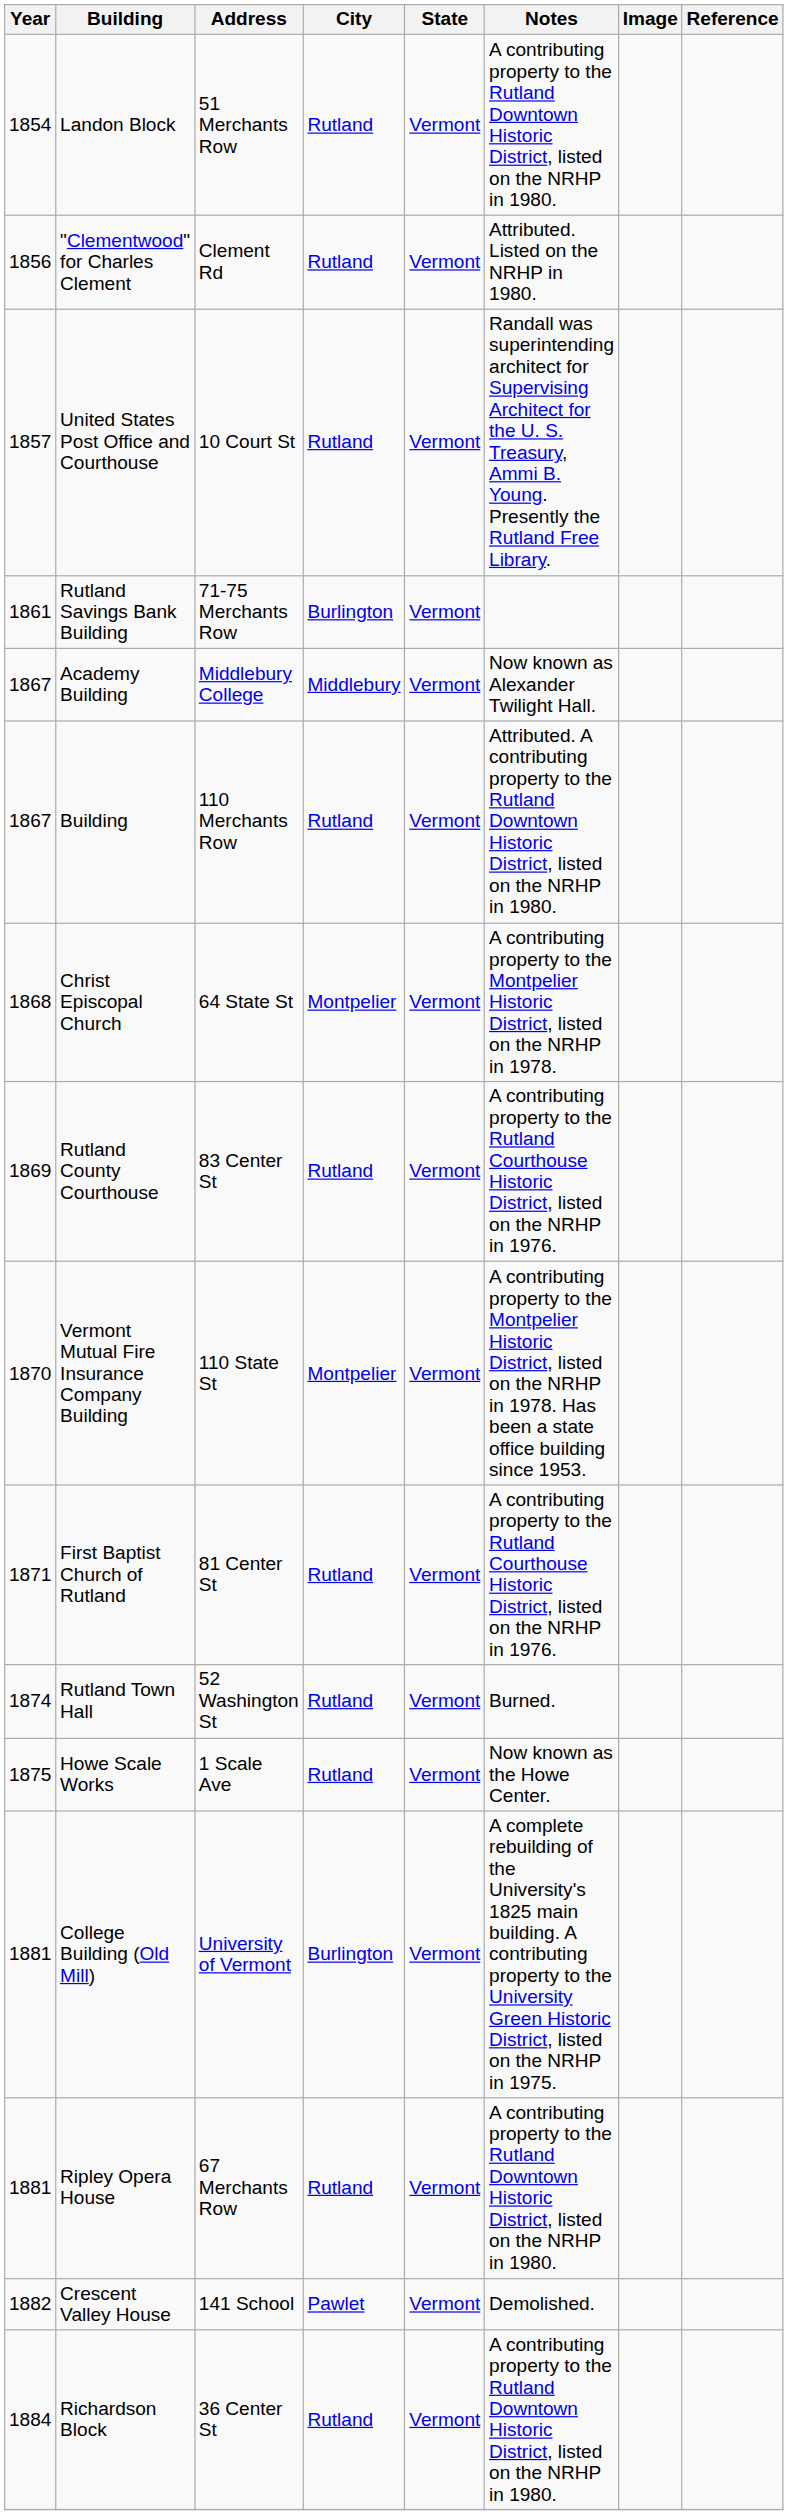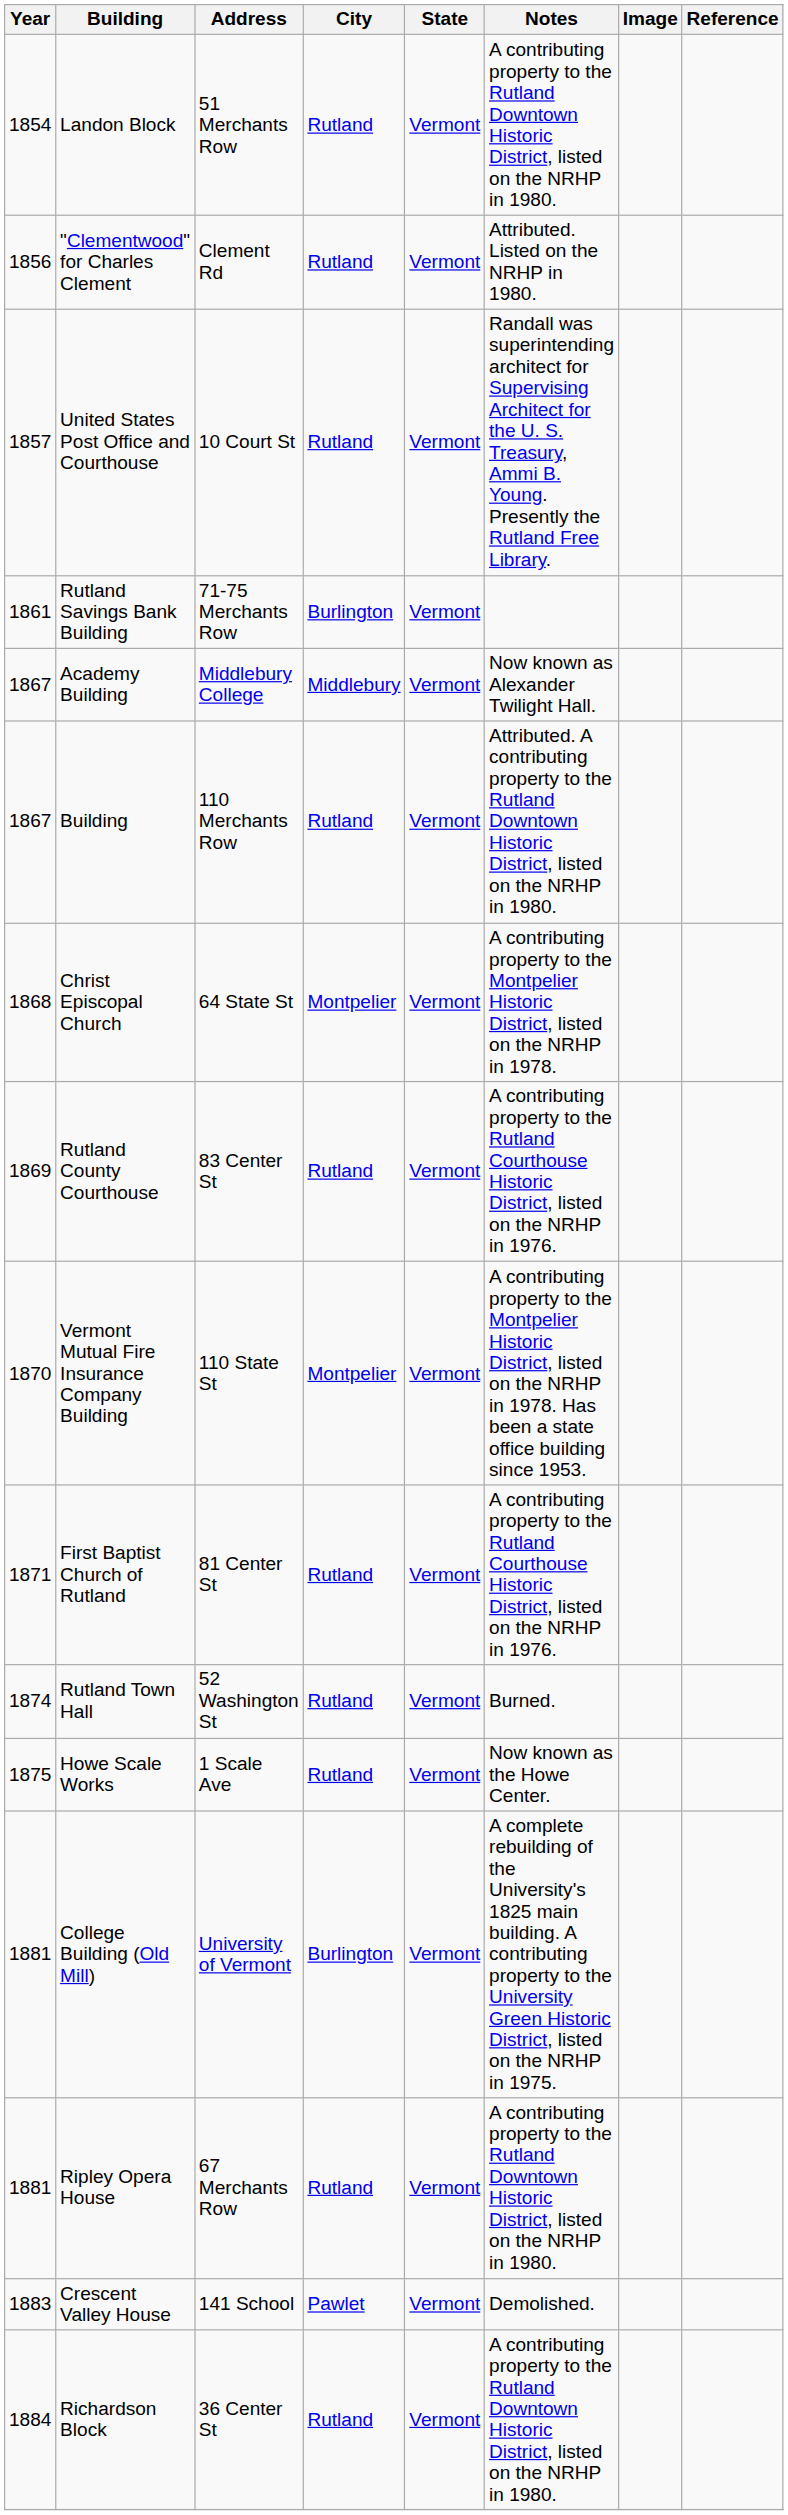(30, 2303) 1882 -> (30, 2303) 1883
